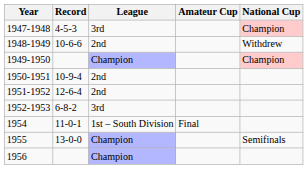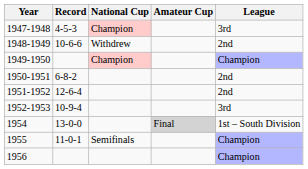columns swapped: (132, 12) <-> (271, 12)
(68, 76) 10-9-4 -> (66, 76) 6-8-2
(66, 108) 6-8-2 -> (68, 108) 10-9-4
(68, 124) 11-0-1 -> (68, 124) 13-0-0
(189, 124) no background -> (164, 124) lightgrey background
(68, 140) 13-0-0 -> (68, 140) 11-0-1
